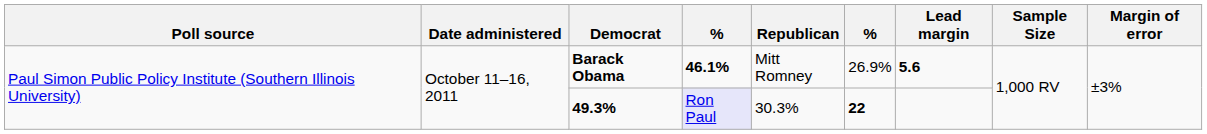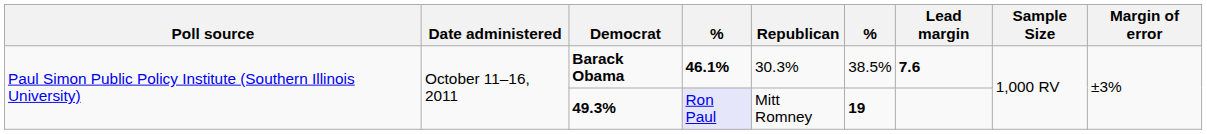(784, 66) Mitt Romney -> (777, 66) 30.3%
(870, 66) 26.9% -> (870, 66) 38.5%
(910, 66) 5.6 -> (910, 66) 7.6
(777, 108) 30.3% -> (784, 108) Mitt Romney
(857, 108) 22 -> (857, 108) 19
